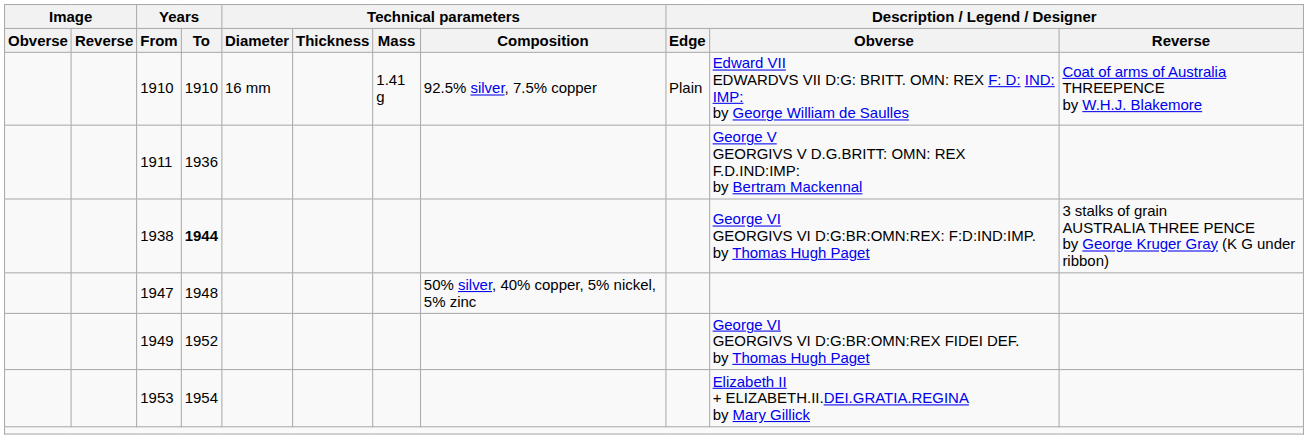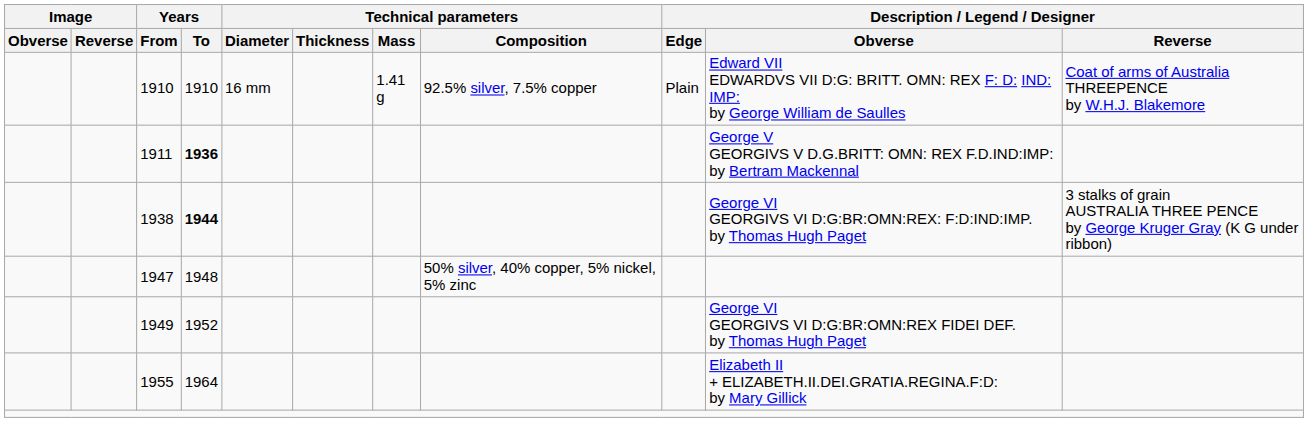(201, 163) normal -> (201, 154) bold
- row: (157, 399)
+ row: (157, 382)
